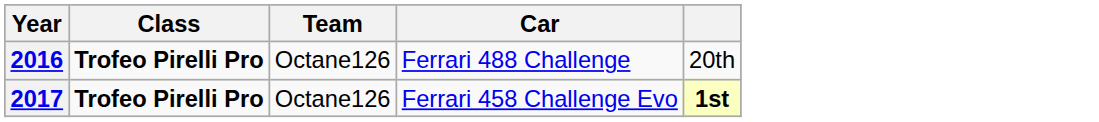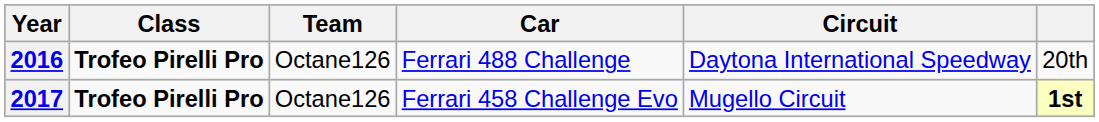+ column: (860, 23)
